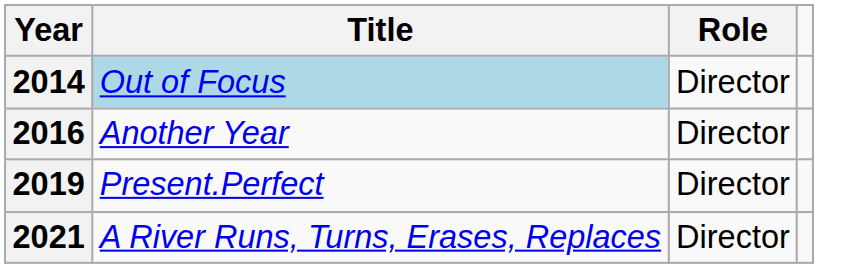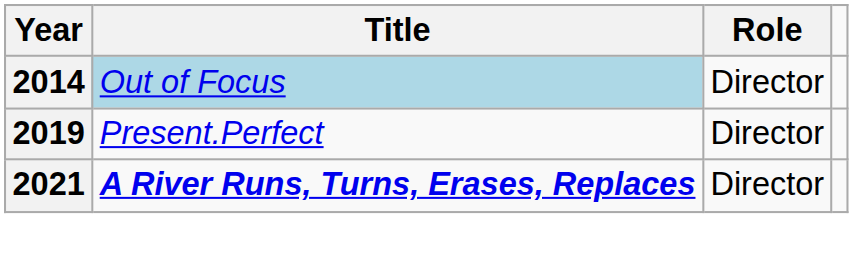- row: (49, 133)
(380, 236) normal -> (398, 184) bold
